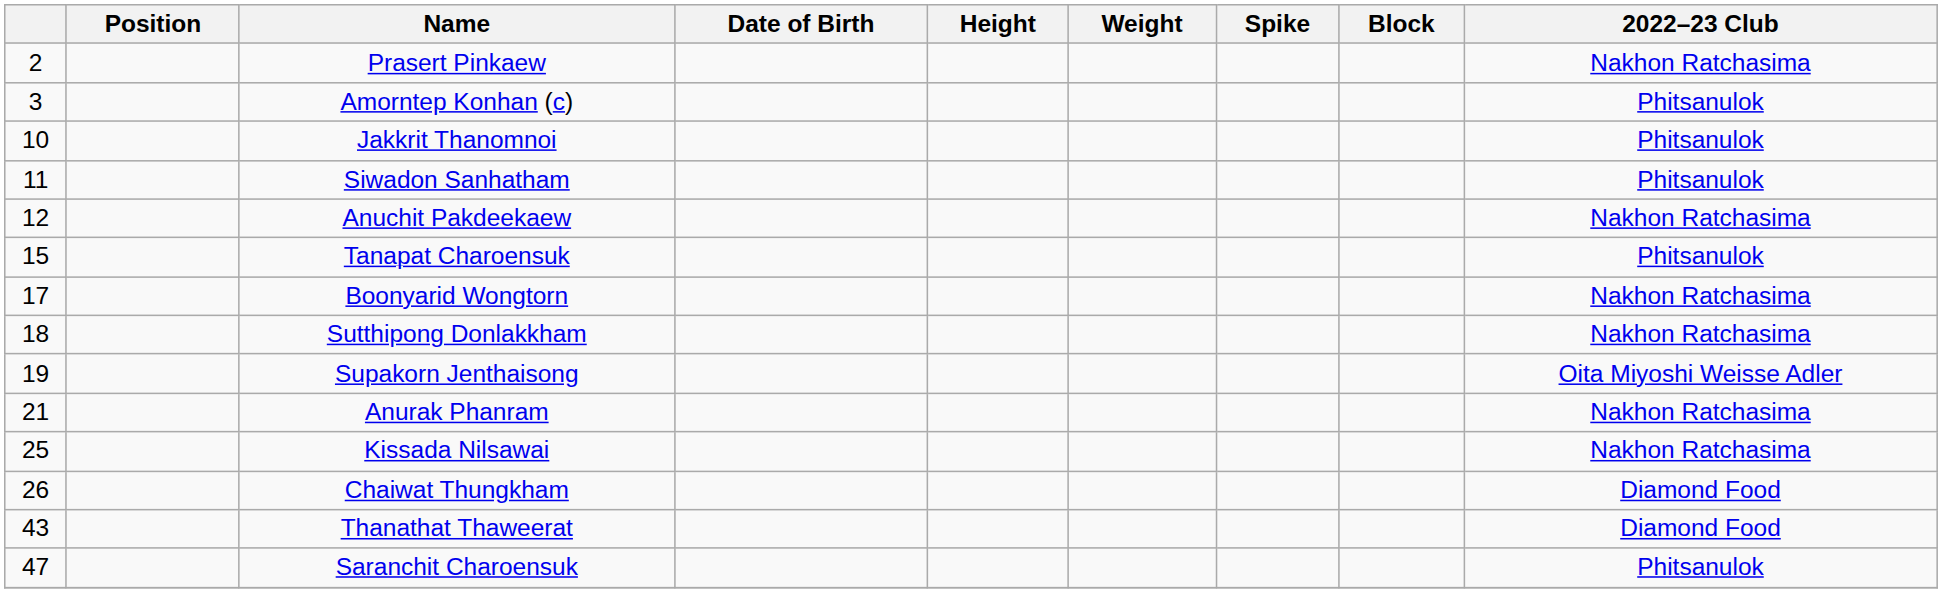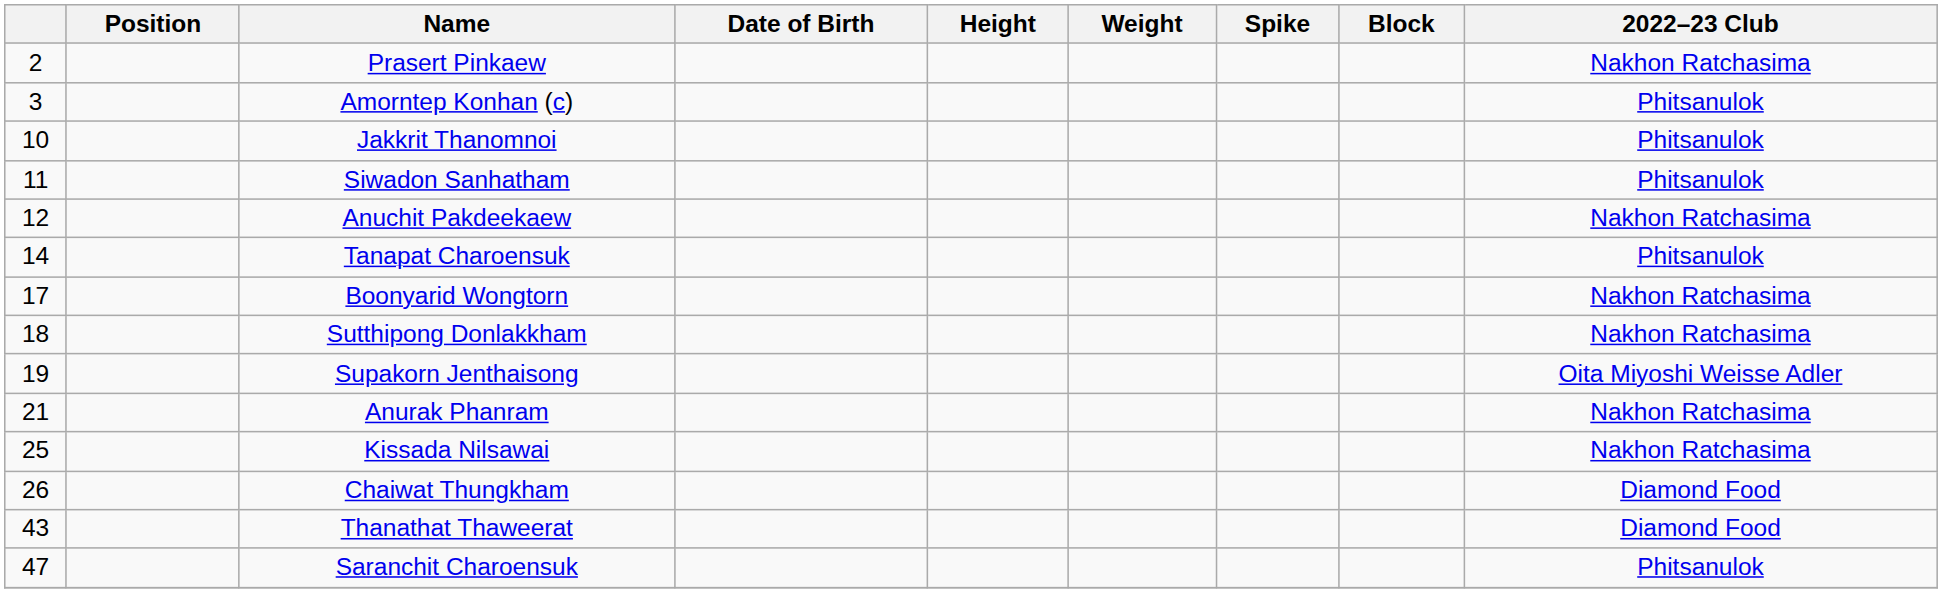(36, 256) 15 -> (36, 256) 14
